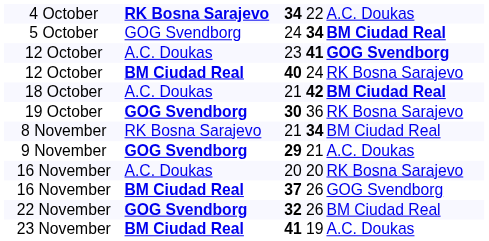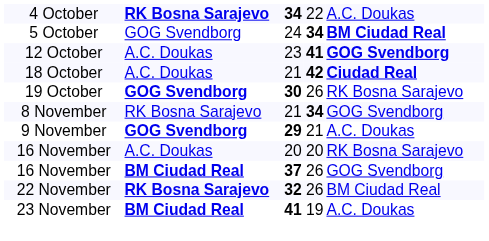- row: (64, 72)
(386, 92) BM Ciudad Real -> (372, 72) Ciudad Real
(315, 111) 36 -> (315, 92) 26
(384, 131) BM Ciudad Real -> (385, 111) GOG Svendborg
(186, 209) GOG Svendborg -> (197, 190) RK Bosna Sarajevo
